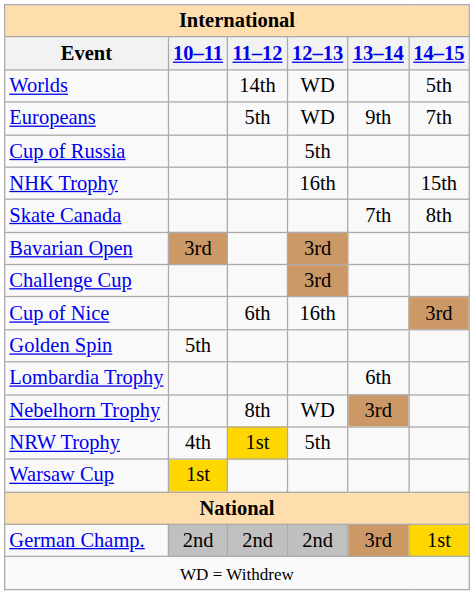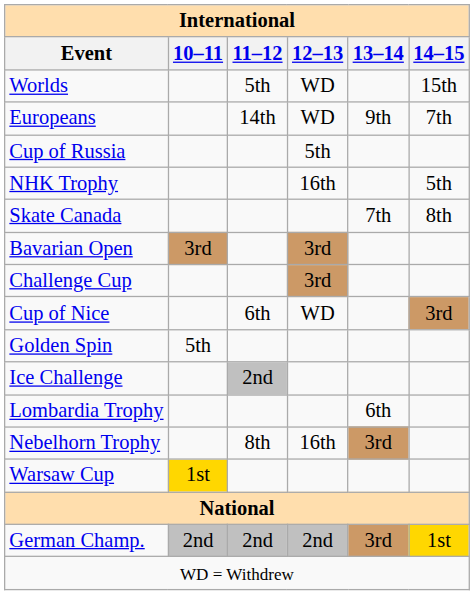(258, 85) 14th -> (258, 85) 5th
(439, 85) 5th -> (439, 85) 15th
(258, 118) 5th -> (258, 118) 14th
(439, 183) 15th -> (439, 183) 5th
(318, 313) 16th -> (318, 313) WD
+ row: (66, 378)
(318, 410) WD -> (318, 442) 16th
- row: (65, 442)
